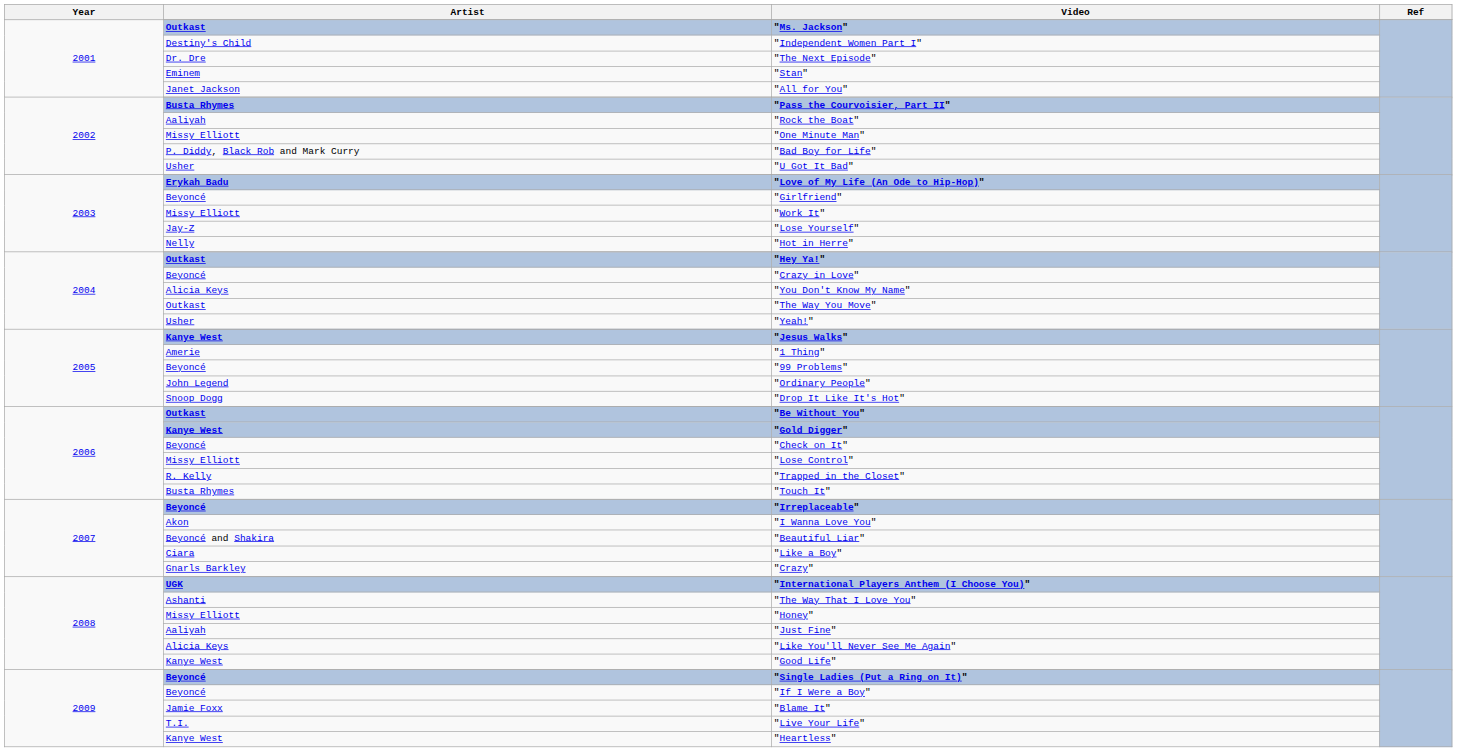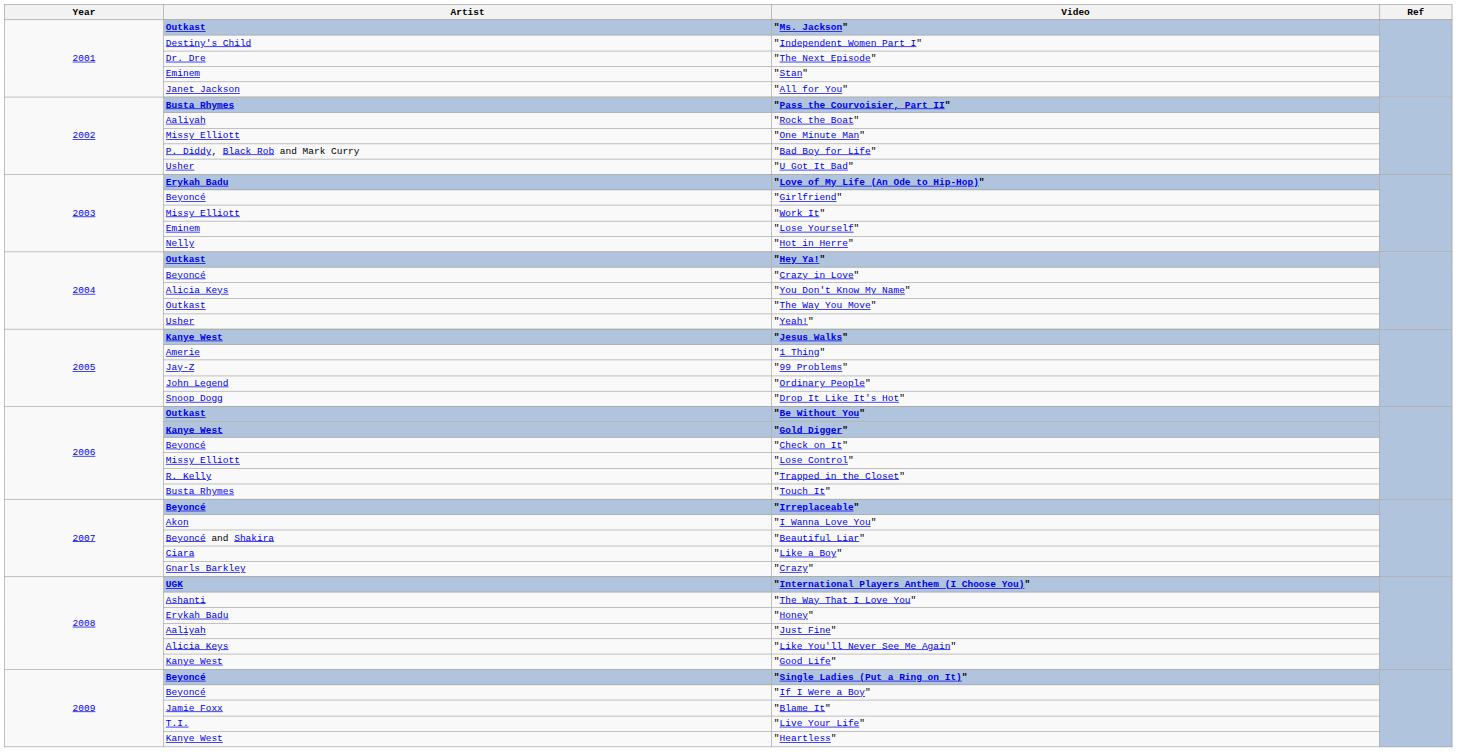(180, 229) Jay-Z -> (183, 229) Eminem
(186, 368) Beyoncé -> (180, 368) Jay-Z
(203, 615) Missy Elliott -> (197, 615) Erykah Badu
